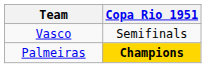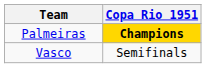rows swapped: (54, 53) <-> (54, 33)
